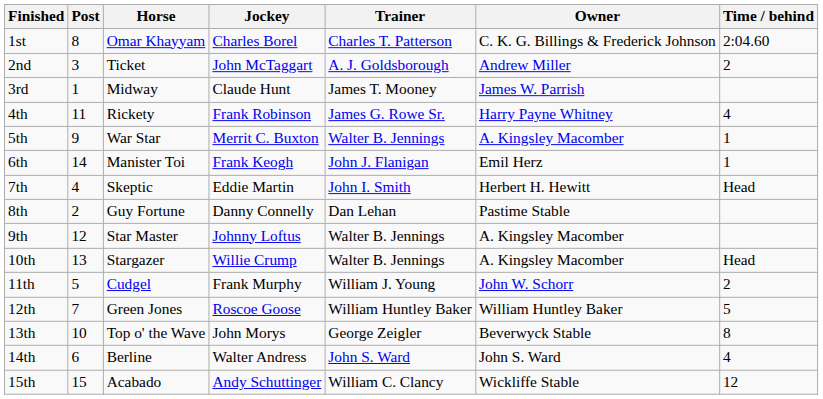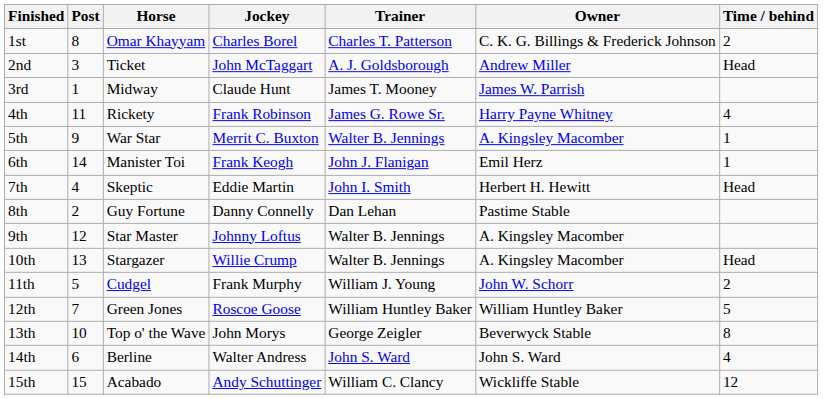(746, 41) 2:04.60 -> (727, 41) 2
(727, 65) 2 -> (739, 65) Head
